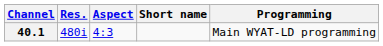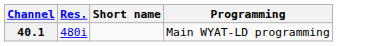- column: (113, 14)
